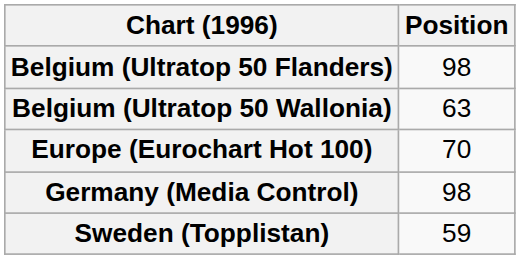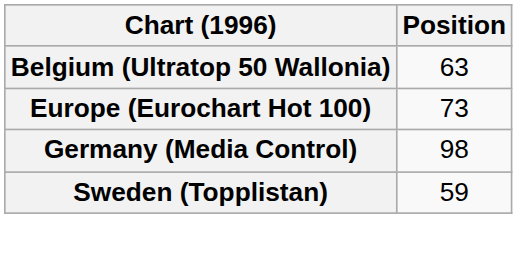- row: (202, 66)
(457, 150) 70 -> (454, 108) 73
